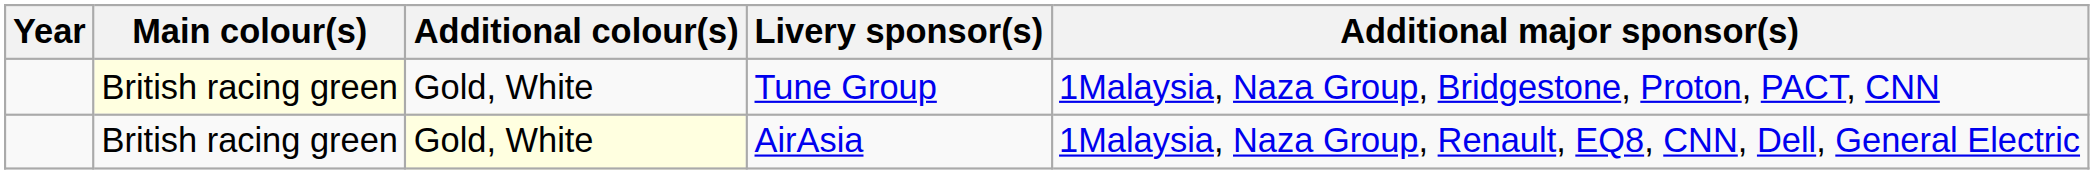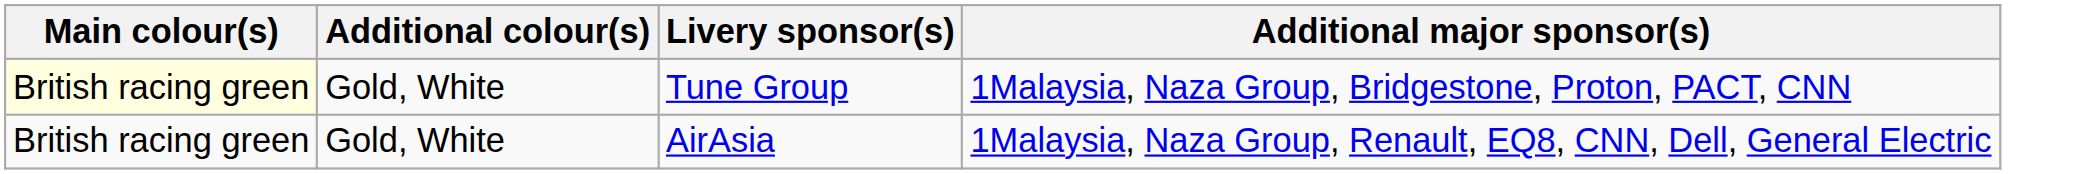- column: (49, 31)
(504, 140) lightyellow background -> (415, 140) no background
